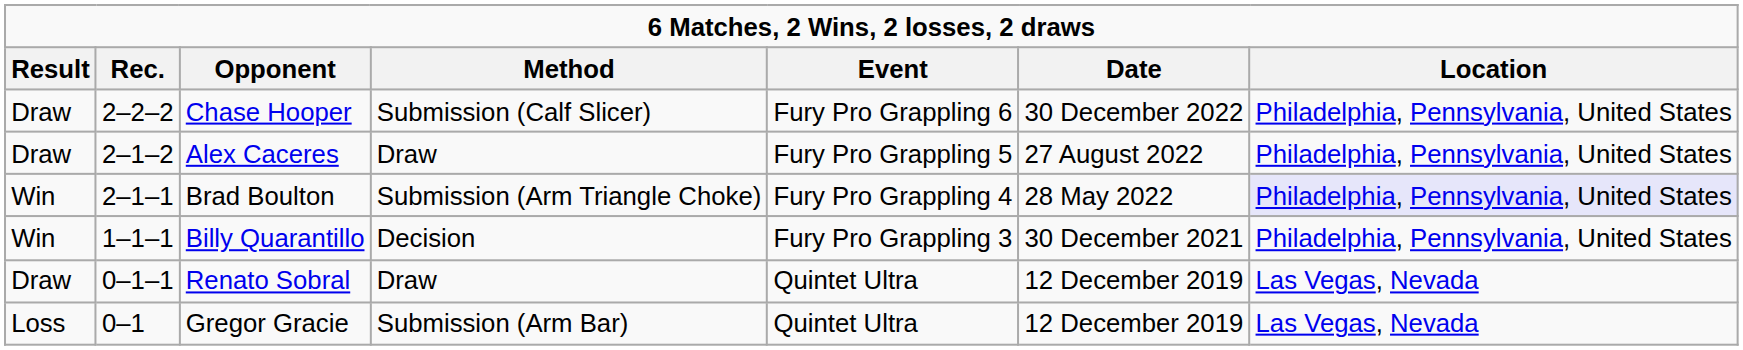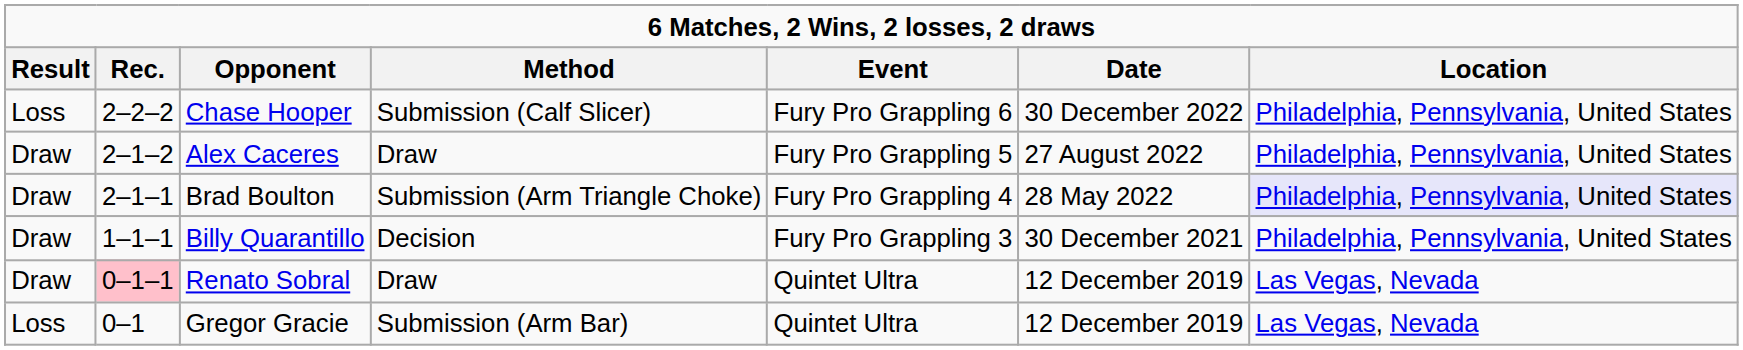(41, 111) Draw -> (38, 111) Loss
(33, 196) Win -> (41, 196) Draw
(33, 238) Win -> (41, 238) Draw
(138, 280) no background -> (138, 280) pink background
